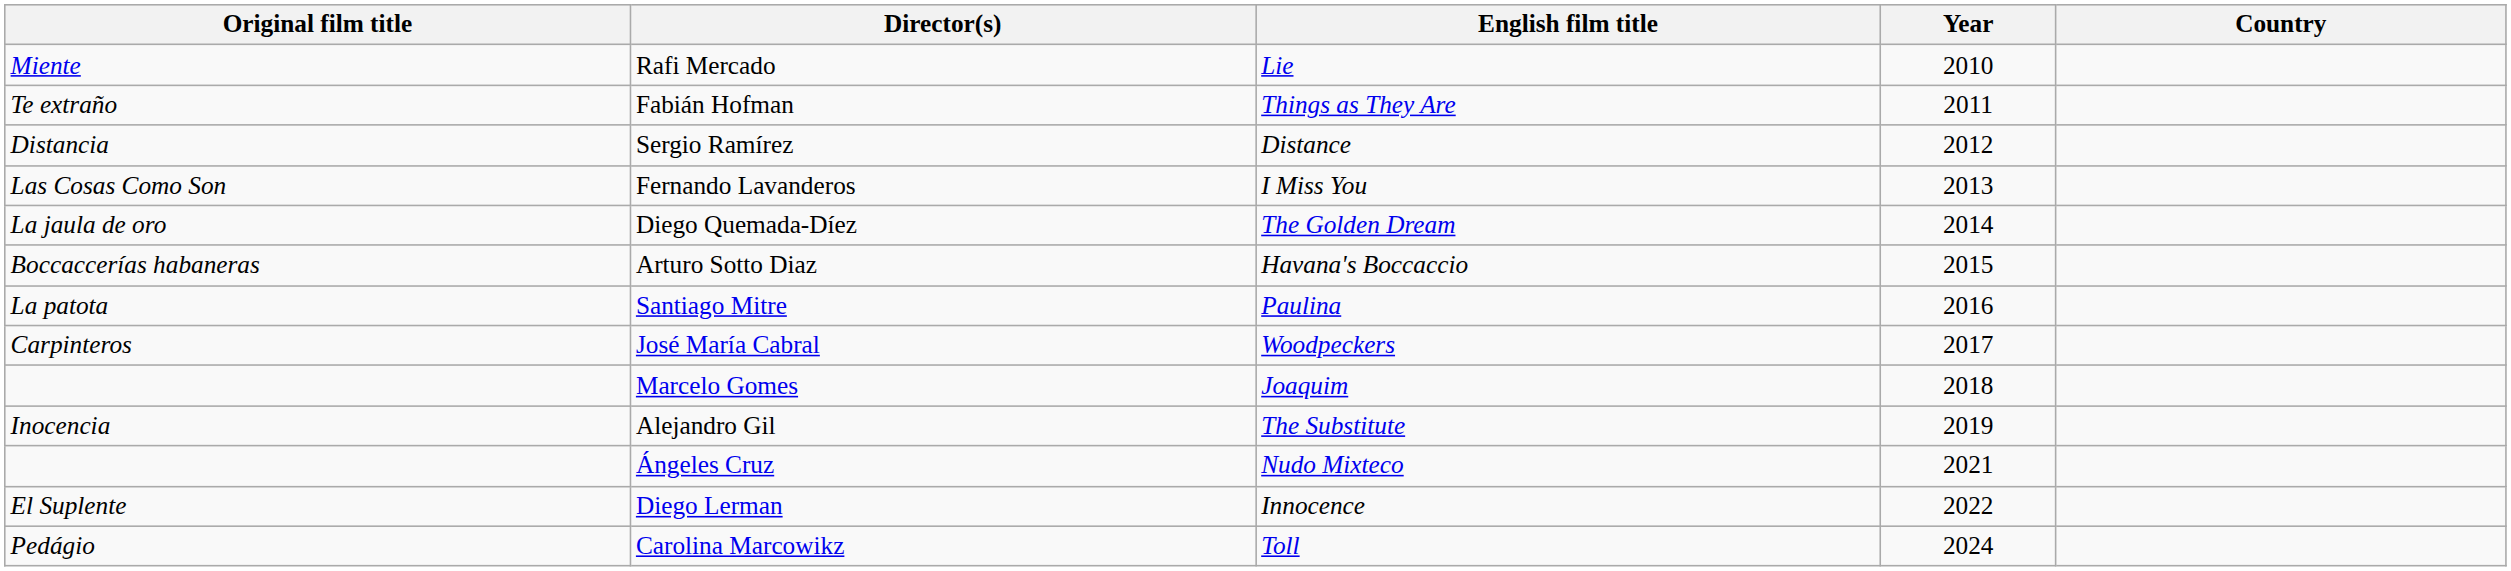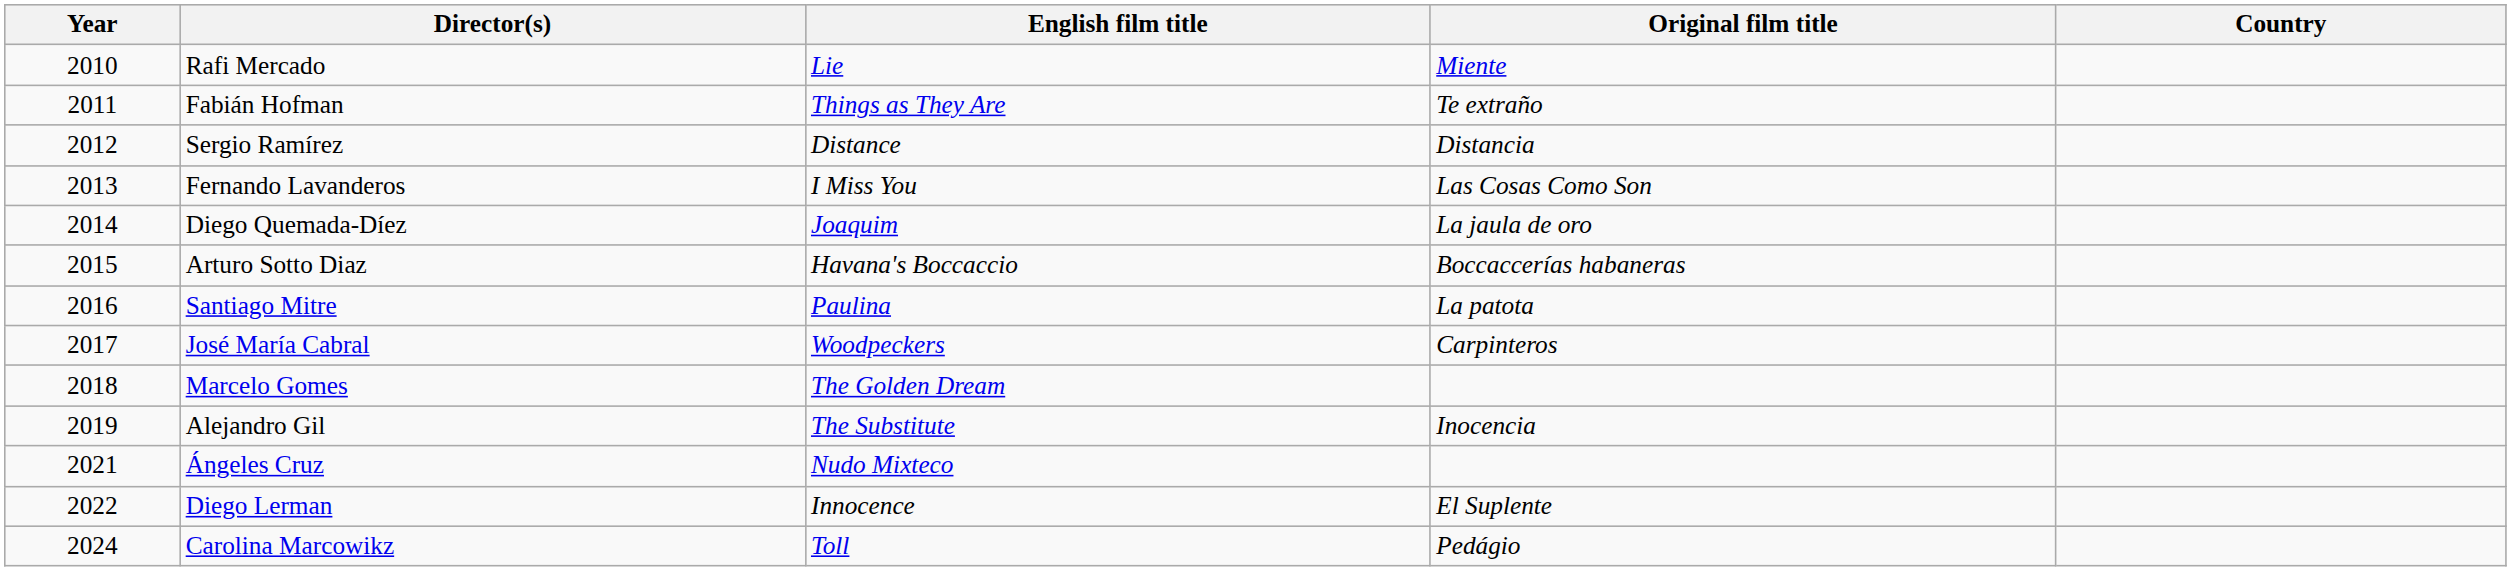columns swapped: (1968, 24) <-> (317, 24)
(1358, 225) The Golden Dream -> (854, 225) Joaquim
(1305, 385) Joaquim -> (908, 385) The Golden Dream
